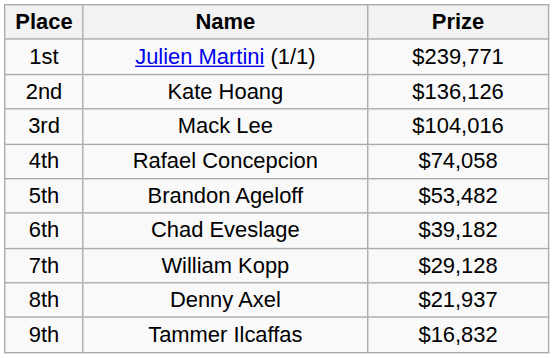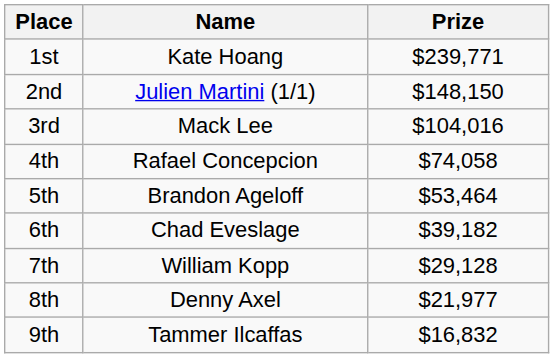(225, 56) Julien Martini (1/1) -> (225, 56) Kate Hoang
(225, 91) Kate Hoang -> (225, 91) Julien Martini (1/1)
(458, 91) $136,126 -> (458, 91) $148,150
(458, 195) $53,482 -> (458, 195) $53,464
(458, 299) $21,937 -> (458, 299) $21,977
